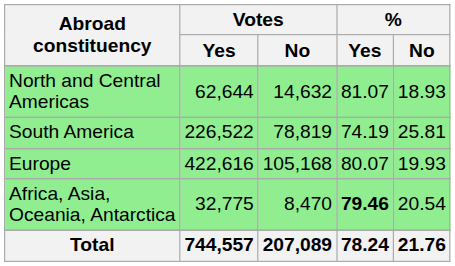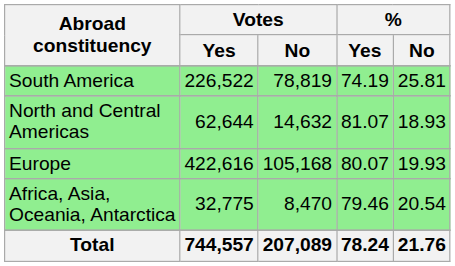rows swapped: (85, 91) <-> (71, 132)
(365, 204) bold -> (365, 204) normal
